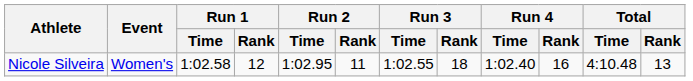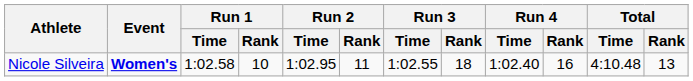(142, 65) normal -> (144, 65) bold
(256, 65) 12 -> (260, 65) 10
